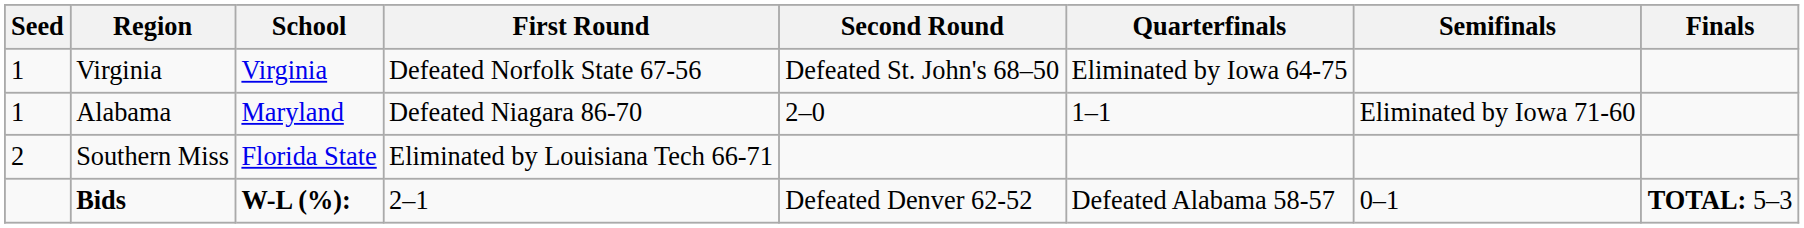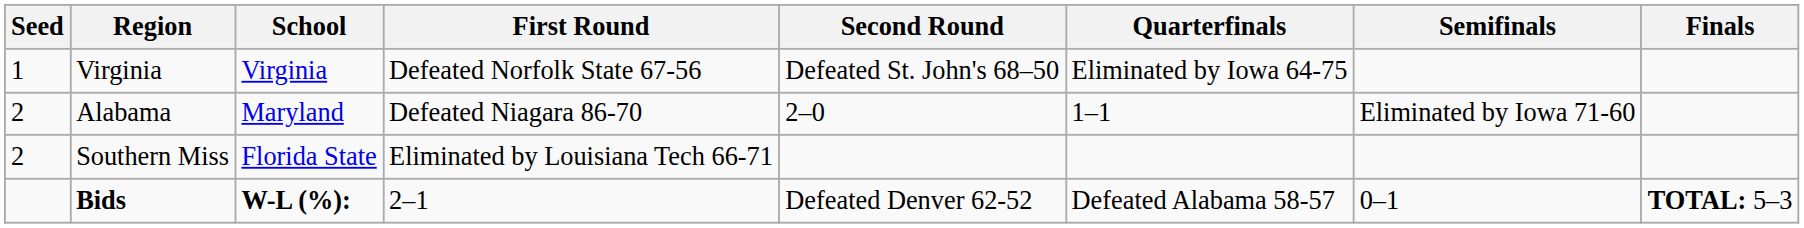(18, 113) 1 -> (18, 113) 2
